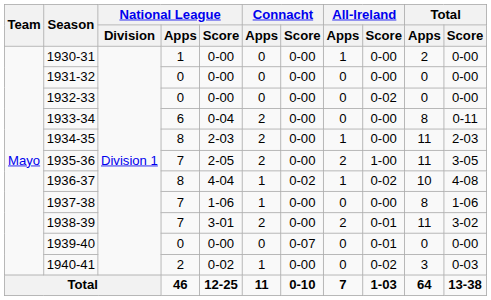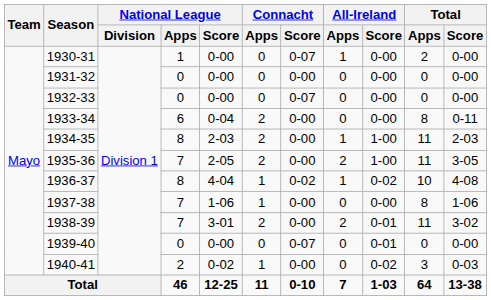(302, 56) 0-00 -> (302, 56) 0-07
(302, 98) 0-00 -> (302, 98) 0-07
(384, 98) 0-02 -> (384, 98) 0-00
(384, 139) 0-00 -> (384, 139) 1-00
